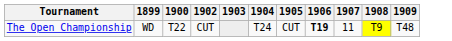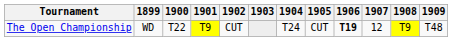+ column: (205, 13)
(348, 29) 11 -> (377, 29) 12
